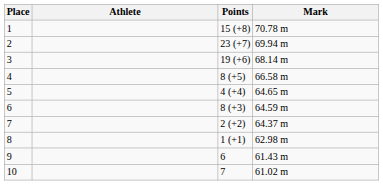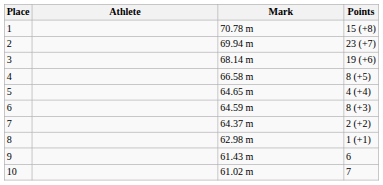columns swapped: (315, 12) <-> (235, 12)
